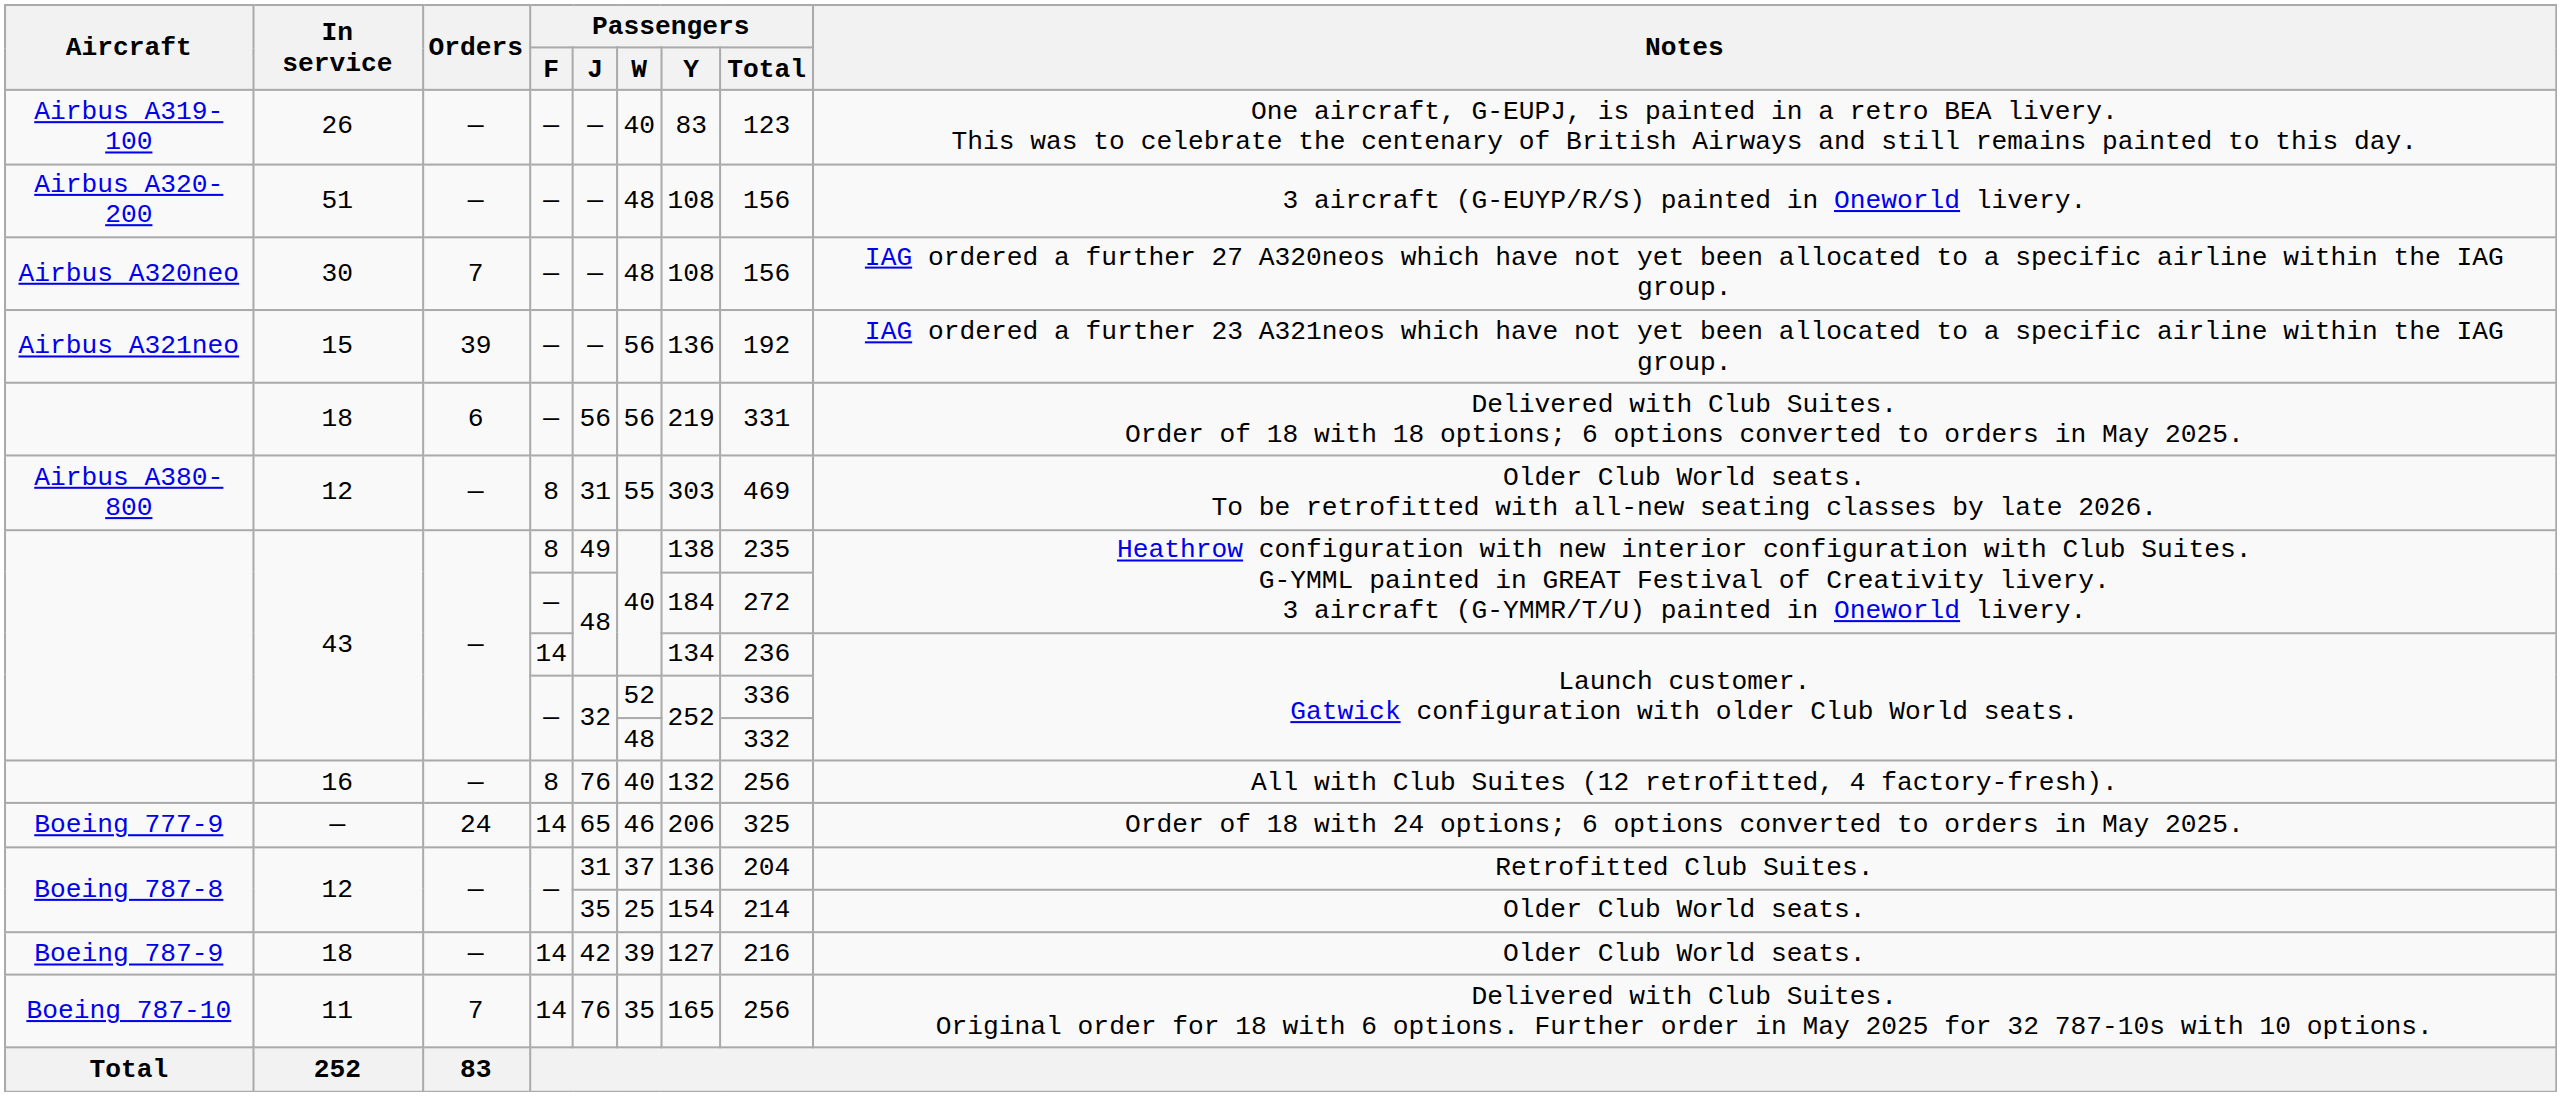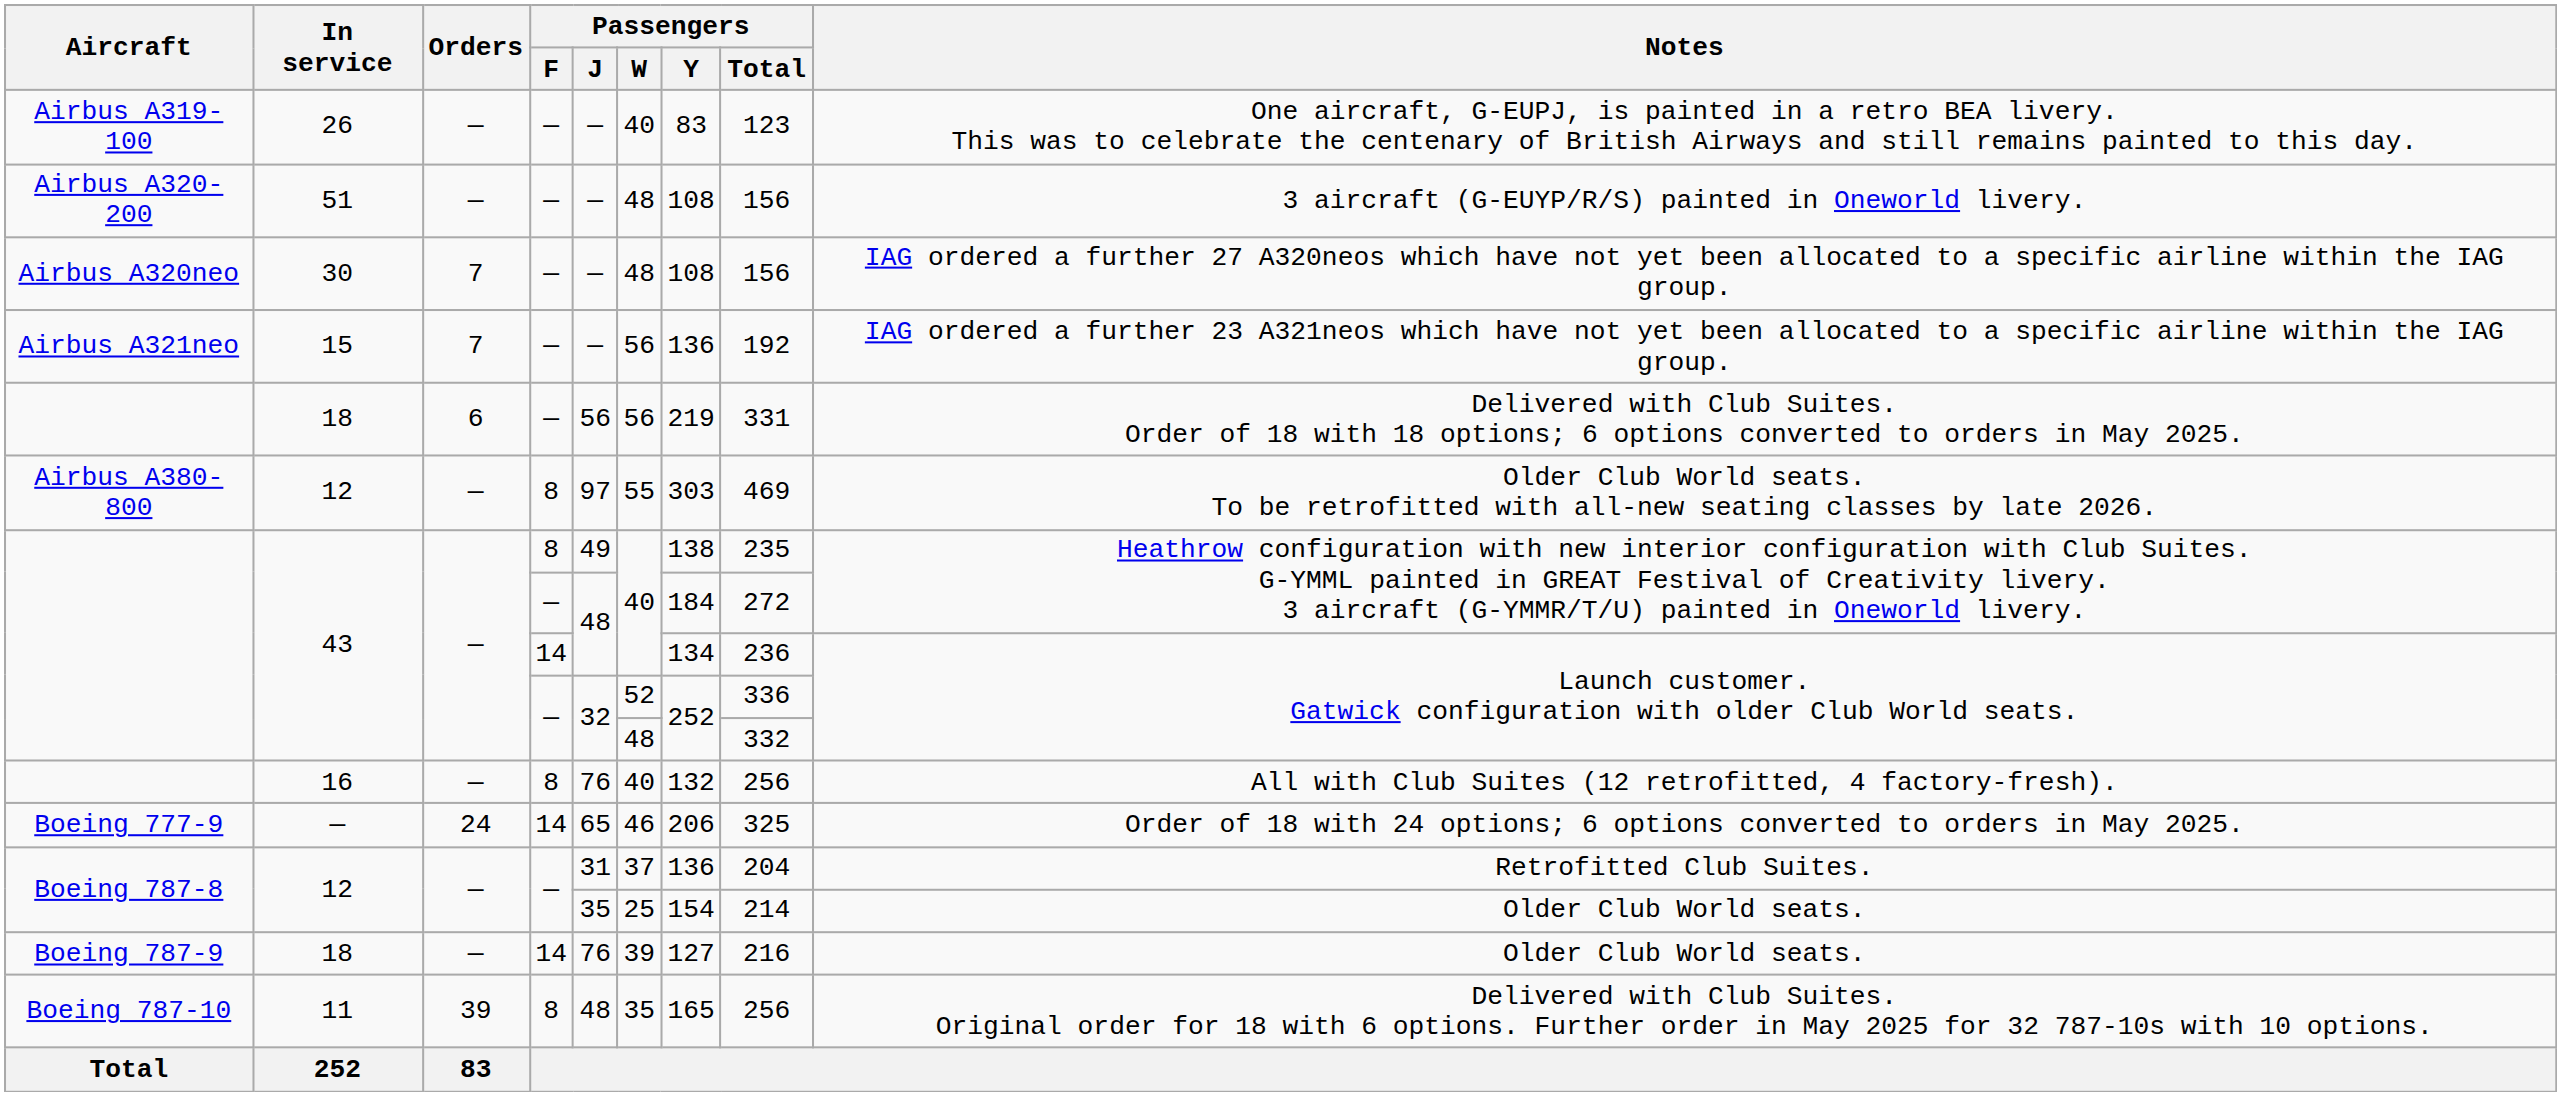(476, 346) 39 -> (476, 346) 7
(595, 493) 31 -> (595, 493) 97
(595, 954) 42 -> (595, 954) 76
(476, 1012) 7 -> (476, 1012) 39
(551, 1012) 14 -> (551, 1012) 8
(595, 1012) 76 -> (595, 1012) 48
